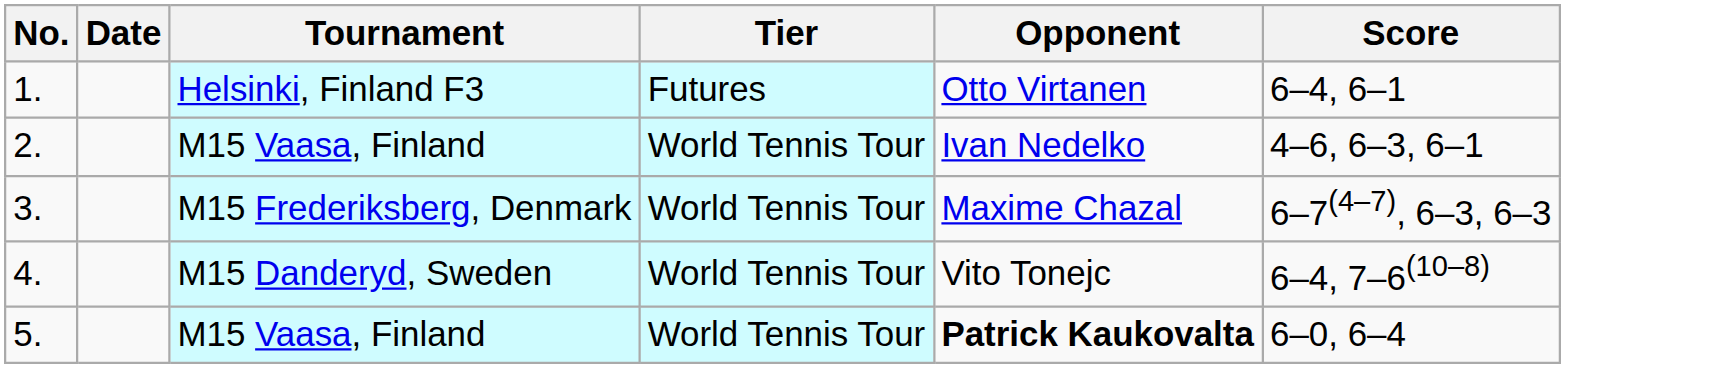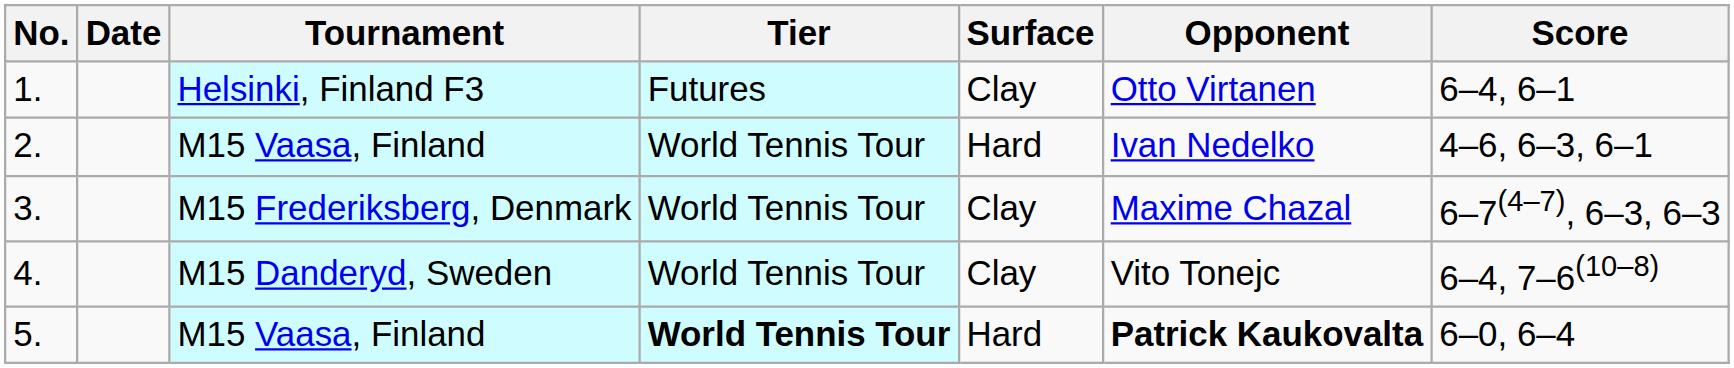+ column: (1030, 32)
(786, 334) normal -> (799, 334) bold
